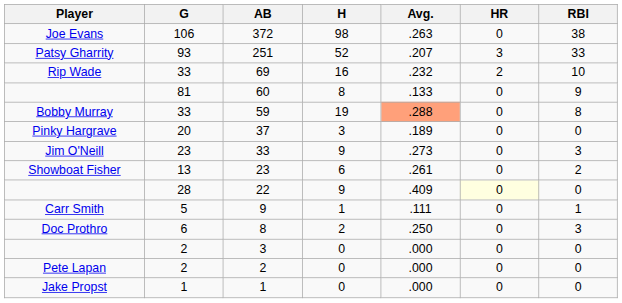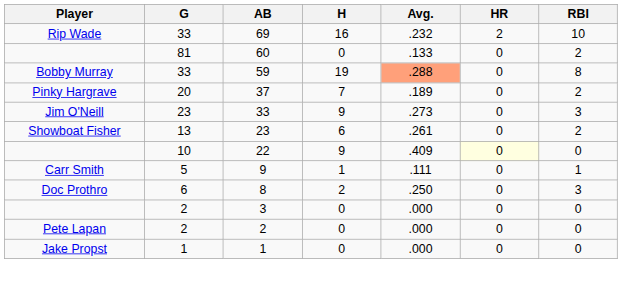- row: (263, 33)
- row: (263, 53)
(342, 92) 8 -> (342, 53) 0
(578, 92) 9 -> (578, 53) 2
(342, 131) 3 -> (342, 92) 7
(578, 131) 0 -> (578, 92) 2
(184, 190) 28 -> (184, 151) 10
